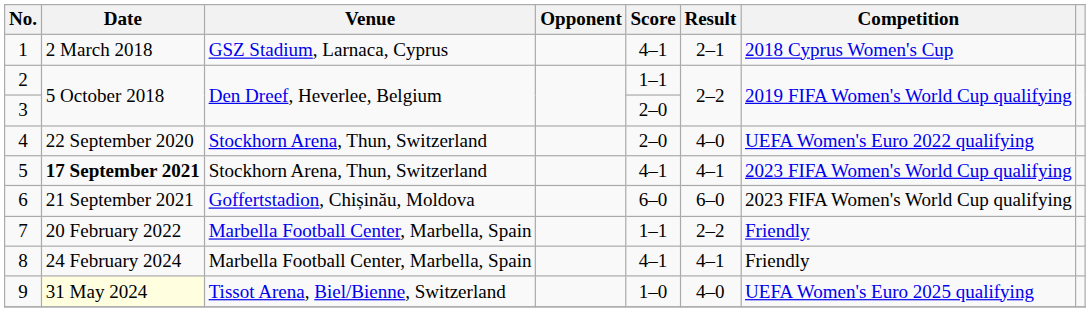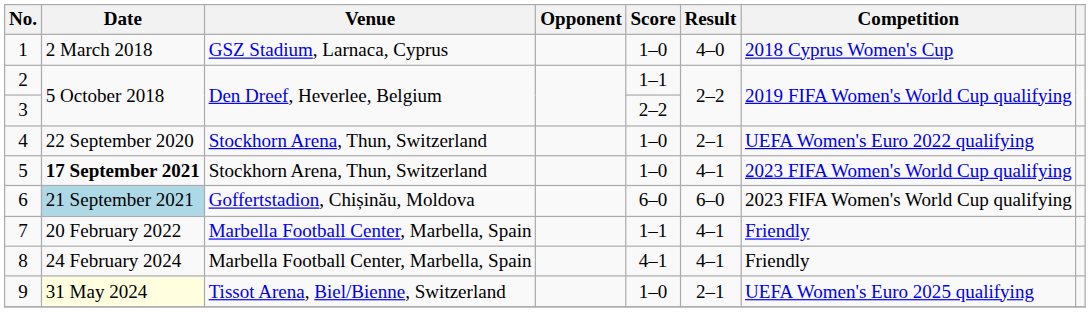(653, 49) 4–1 -> (653, 49) 1–0
(710, 49) 2–1 -> (710, 49) 4–0
(653, 110) 2–0 -> (653, 110) 2–2
(653, 140) 2–0 -> (653, 140) 1–0
(710, 140) 4–0 -> (710, 140) 2–1
(653, 170) 4–1 -> (653, 170) 1–0
(120, 200) no background -> (120, 200) lightblue background
(710, 230) 2–2 -> (710, 230) 4–1
(710, 291) 4–0 -> (710, 291) 2–1
